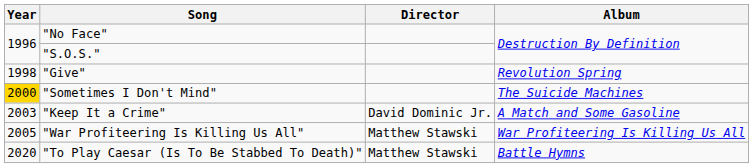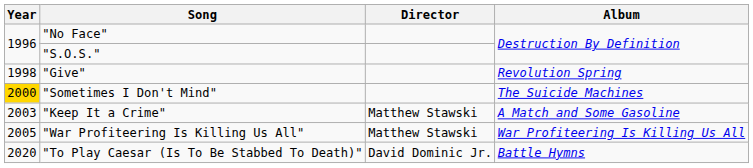(430, 113) David Dominic Jr. -> (423, 113) Matthew Stawski
(423, 152) Matthew Stawski -> (430, 152) David Dominic Jr.
